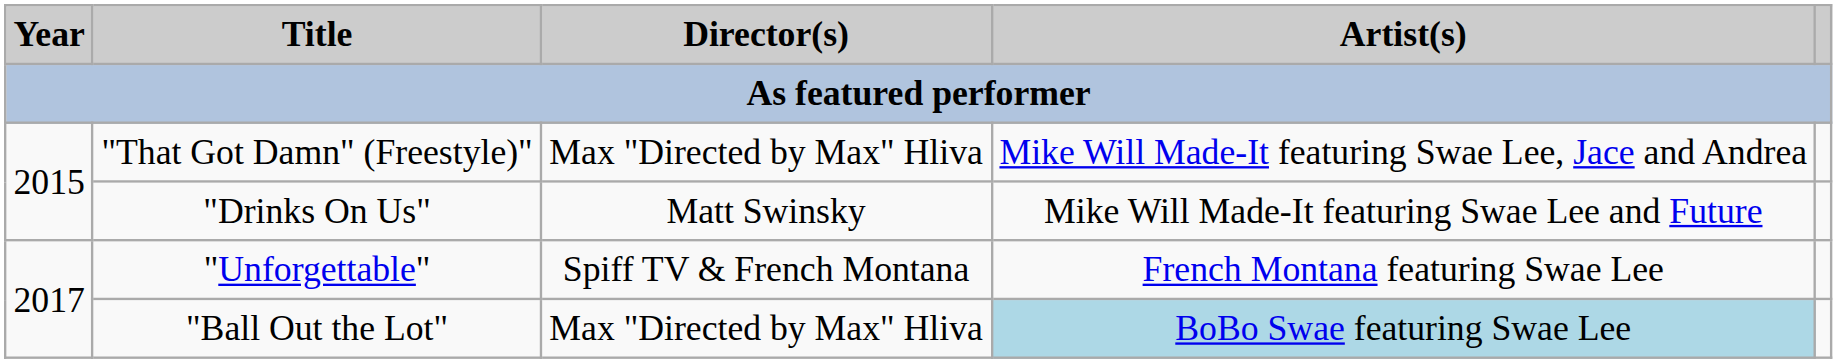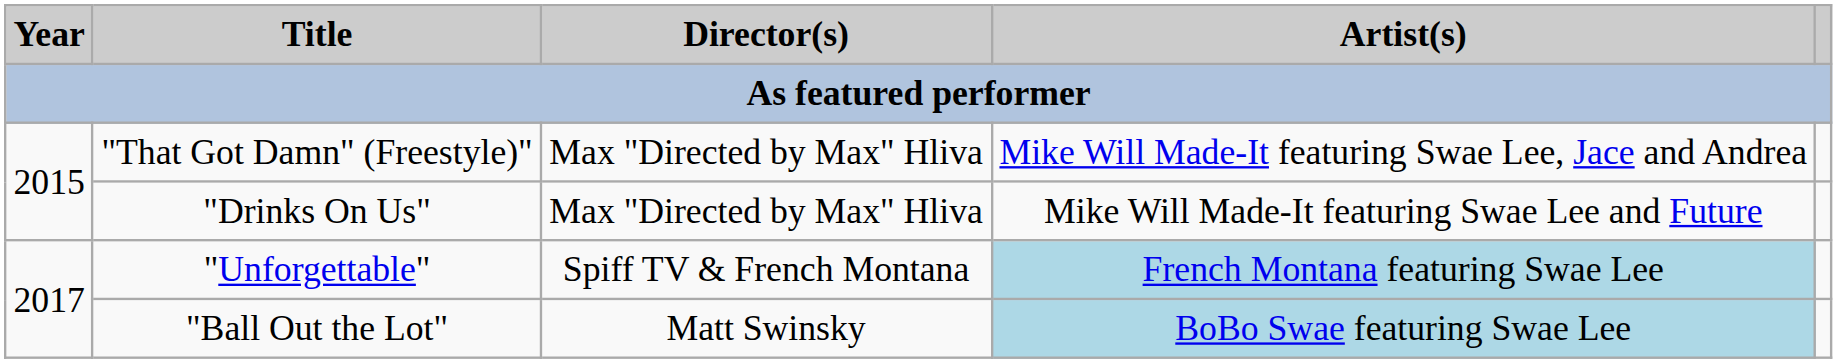(766, 210) Matt Swinsky -> (766, 210) Max "Directed by Max" Hliva
(1403, 269) no background -> (1403, 269) lightblue background
(766, 328) Max "Directed by Max" Hliva -> (766, 328) Matt Swinsky
